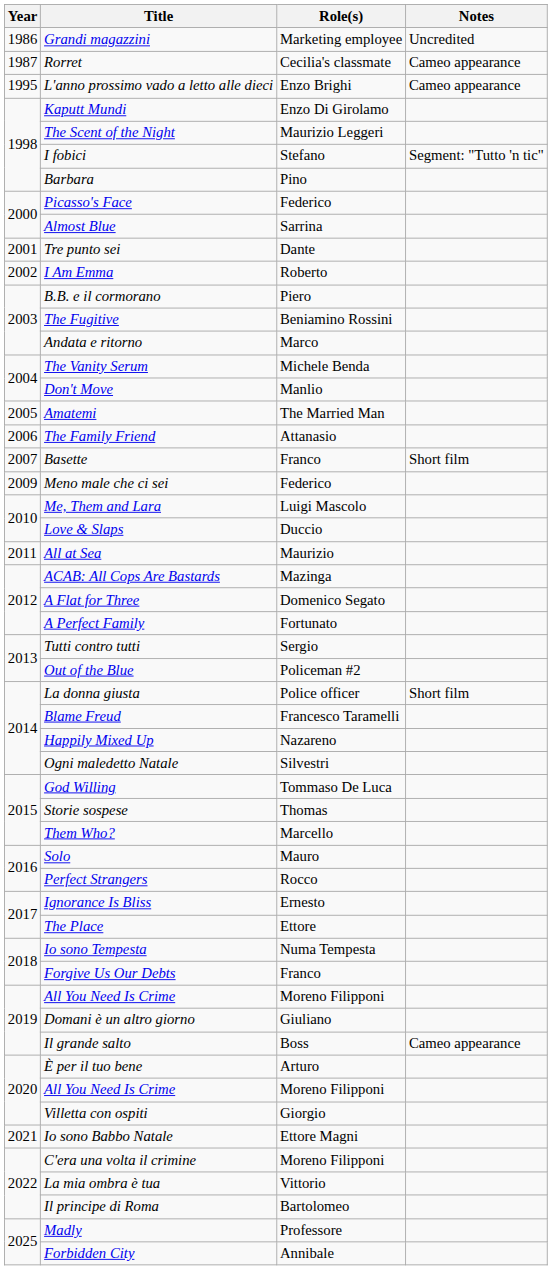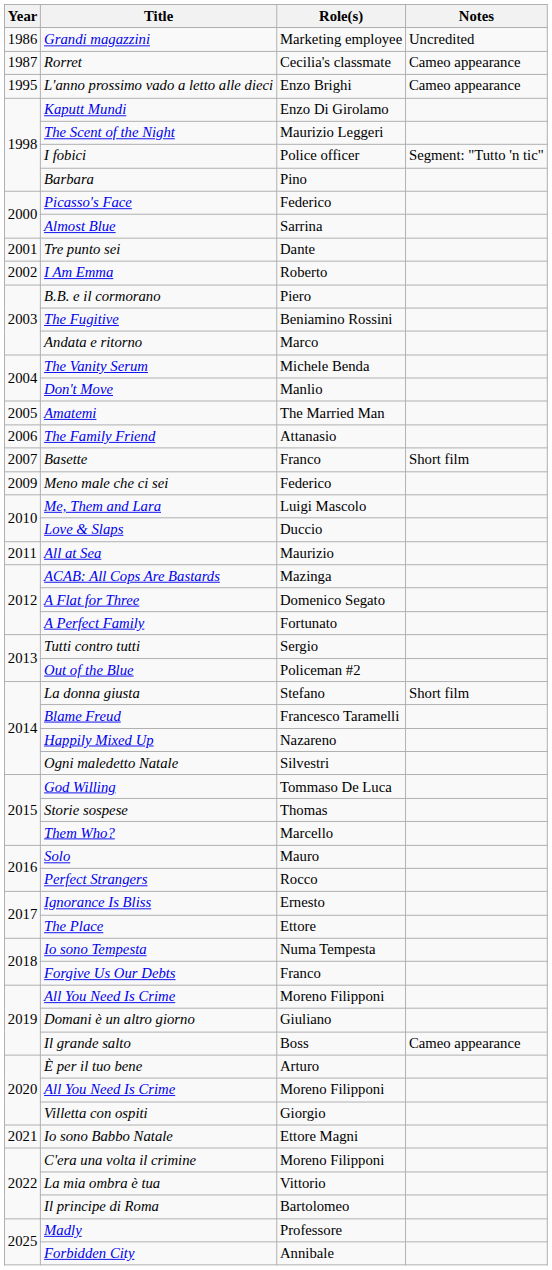(302, 156) Stefano -> (320, 156) Police officer
(320, 693) Police officer -> (302, 693) Stefano
